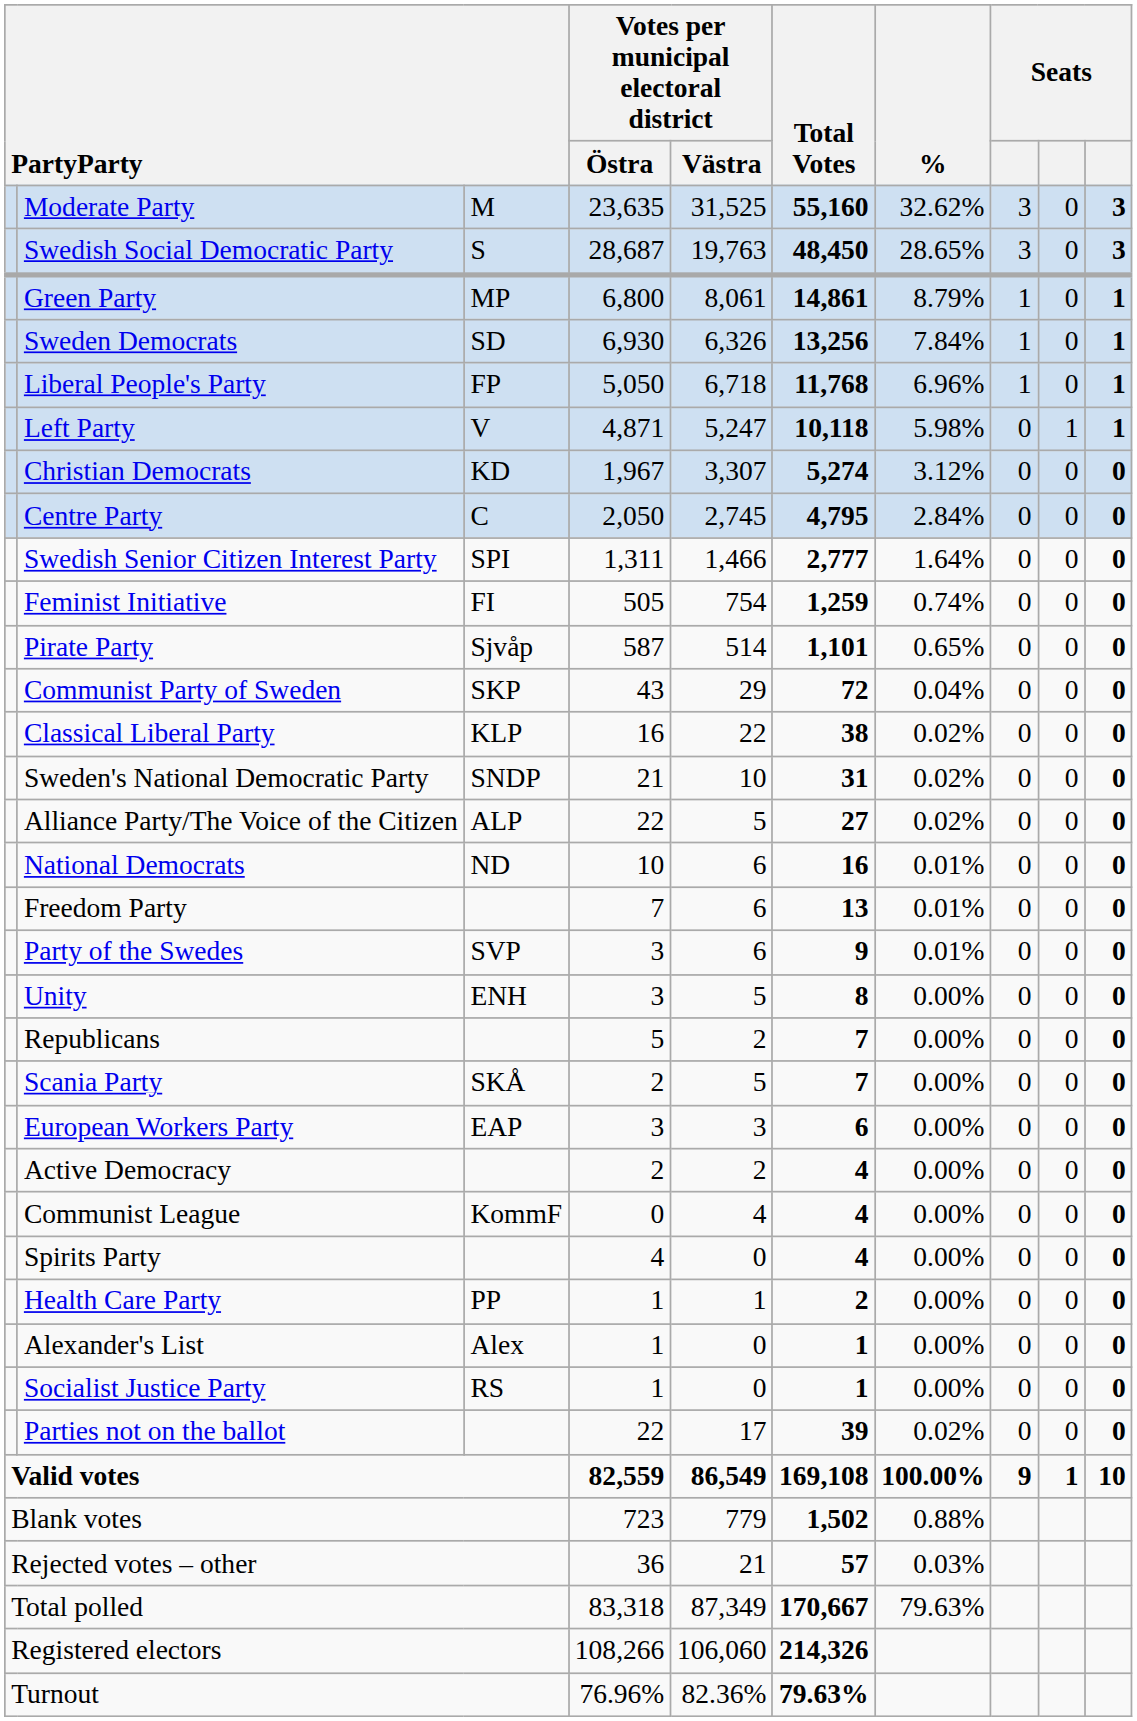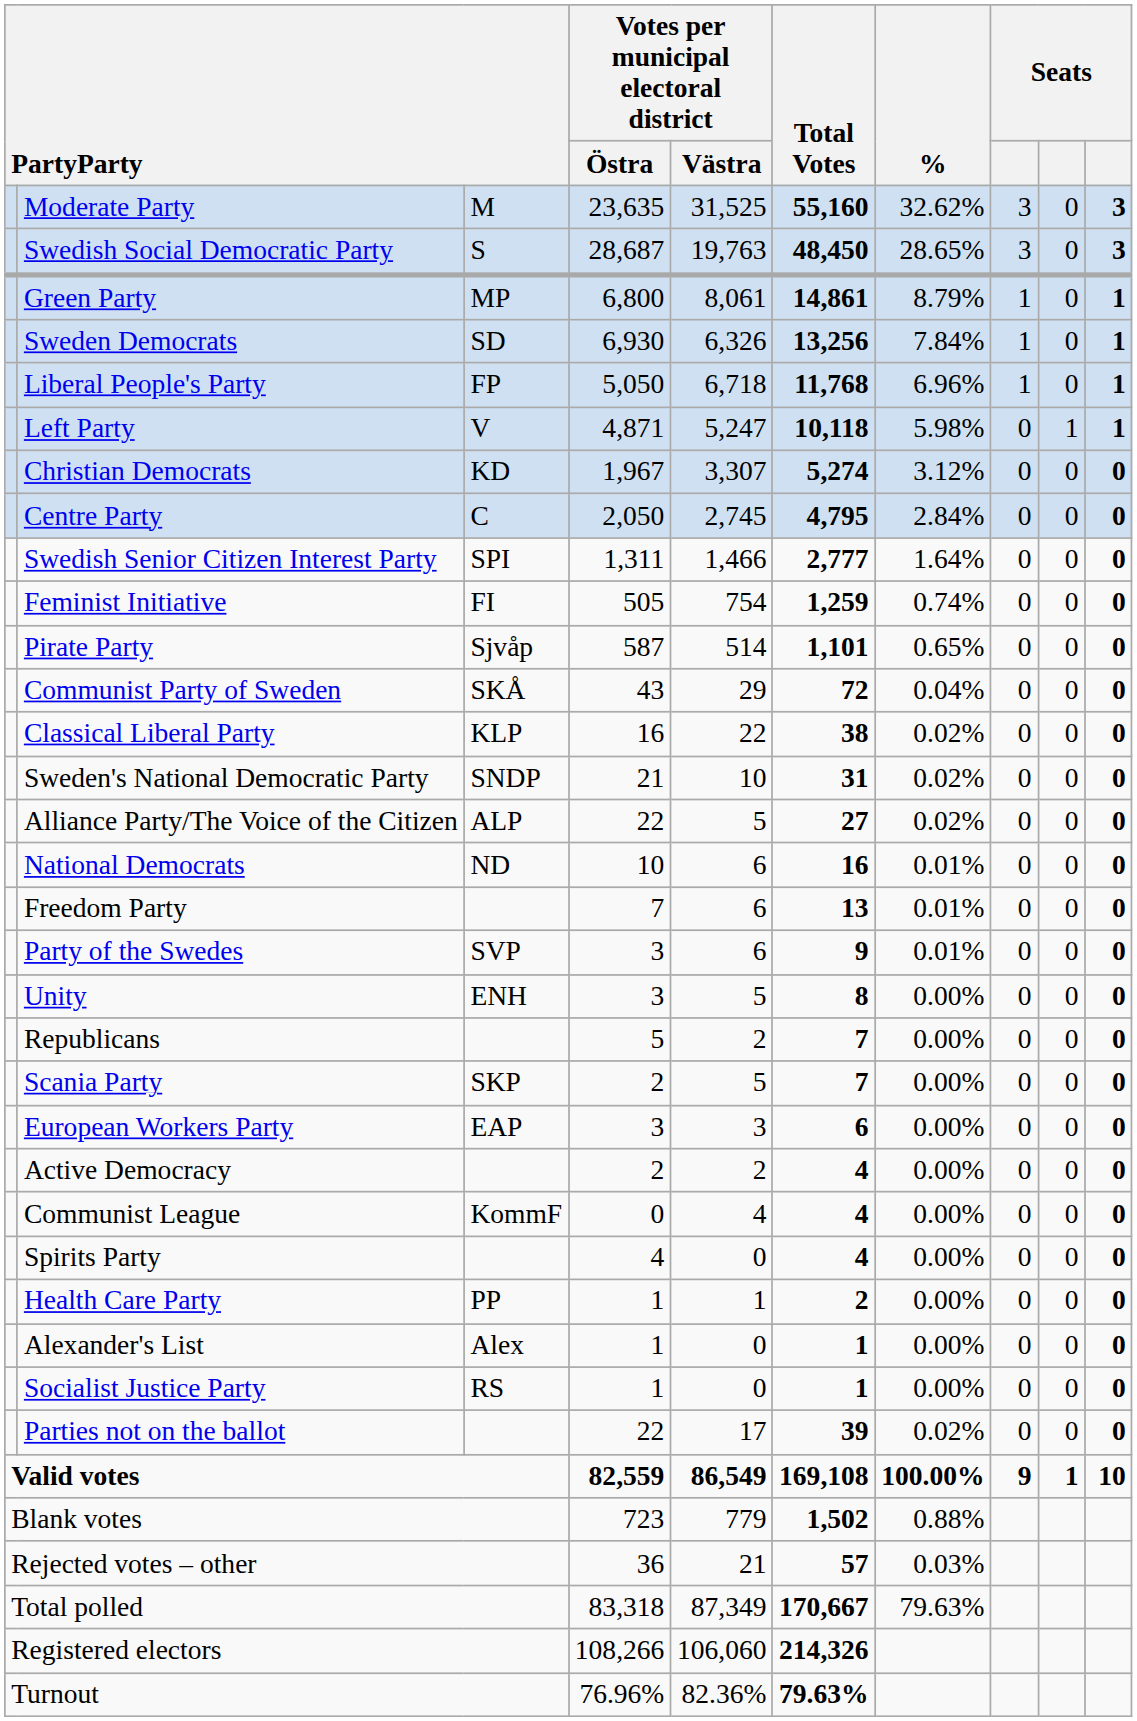(496, 690) SKP -> (498, 690) SKÅ
(498, 1082) SKÅ -> (496, 1082) SKP
